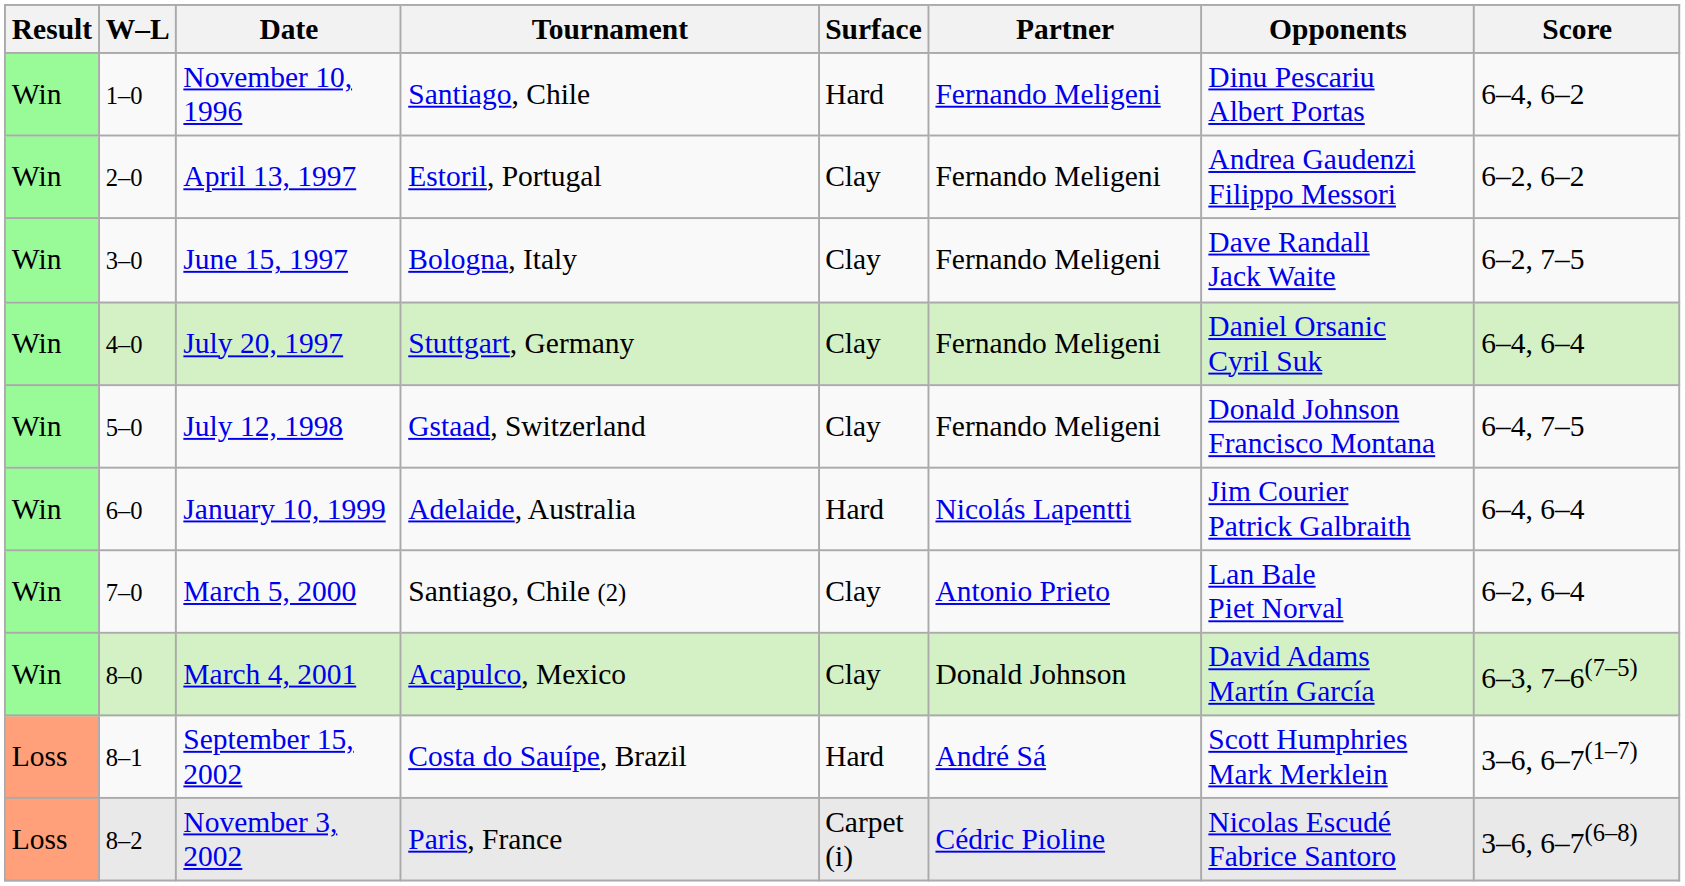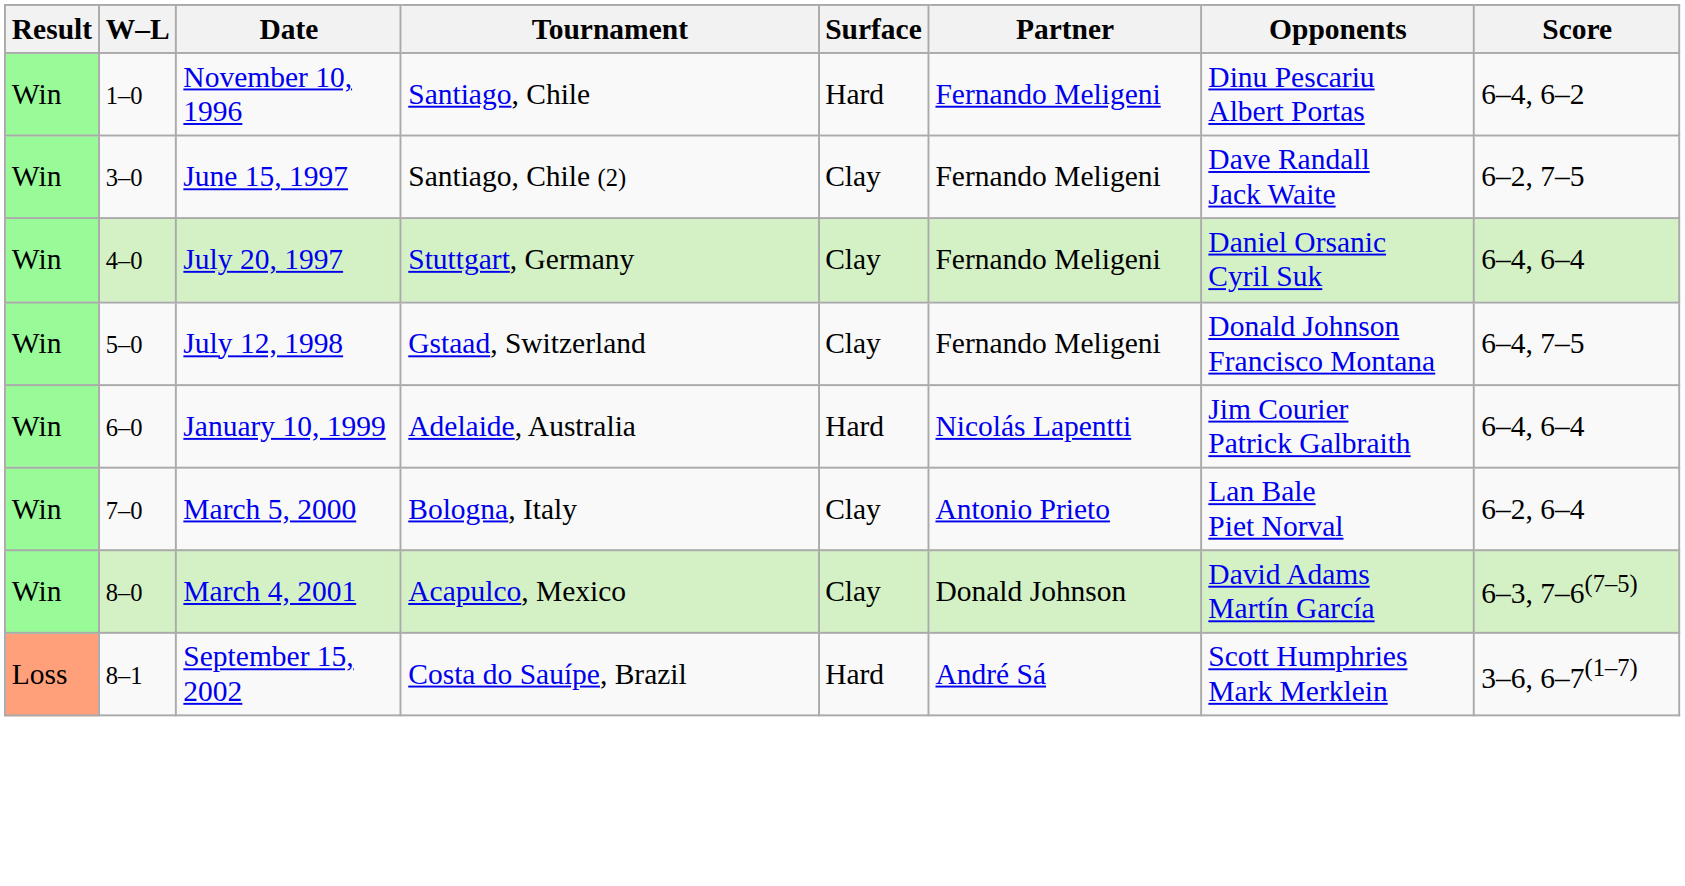- row: (270, 177)
(493, 260) Bologna, Italy -> (517, 177) Santiago, Chile (2)
(517, 591) Santiago, Chile (2) -> (493, 508) Bologna, Italy
- row: (260, 839)
